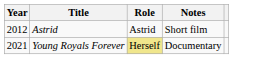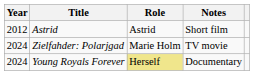+ row: (78, 45)
(17, 45) 2021 -> (17, 62) 2024
